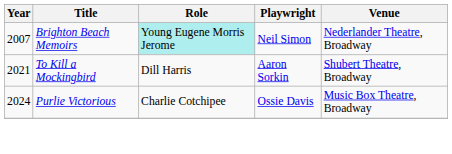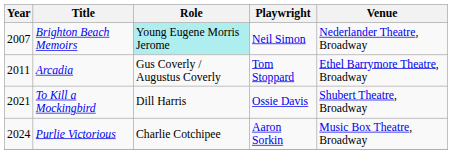+ row: (54, 70)
(273, 70) Aaron Sorkin -> (280, 102) Ossie Davis
(286, 102) Ossie Davis -> (268, 133) Aaron Sorkin
